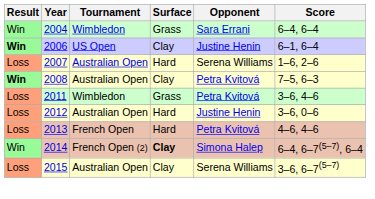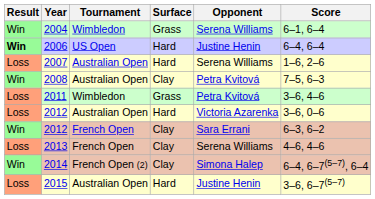(223, 29) Sara Errani -> (235, 29) Serena Williams
(298, 29) 6–4, 6–4 -> (304, 29) 6–1, 6–4
(163, 46) Clay -> (164, 46) Hard
(298, 46) 6–1, 6–4 -> (304, 46) 6–4, 6–4
(16, 79) bold -> (16, 79) normal
(228, 113) Justine Henin -> (237, 113) Victoria Azarenka
+ row: (56, 130)
(164, 130) Hard -> (163, 146) Clay
(228, 130) Petra Kvitová -> (235, 146) Serena Williams
(164, 148) bold -> (163, 165) normal
(163, 167) Clay -> (164, 184) Hard
(235, 167) Serena Williams -> (228, 184) Justine Henin
